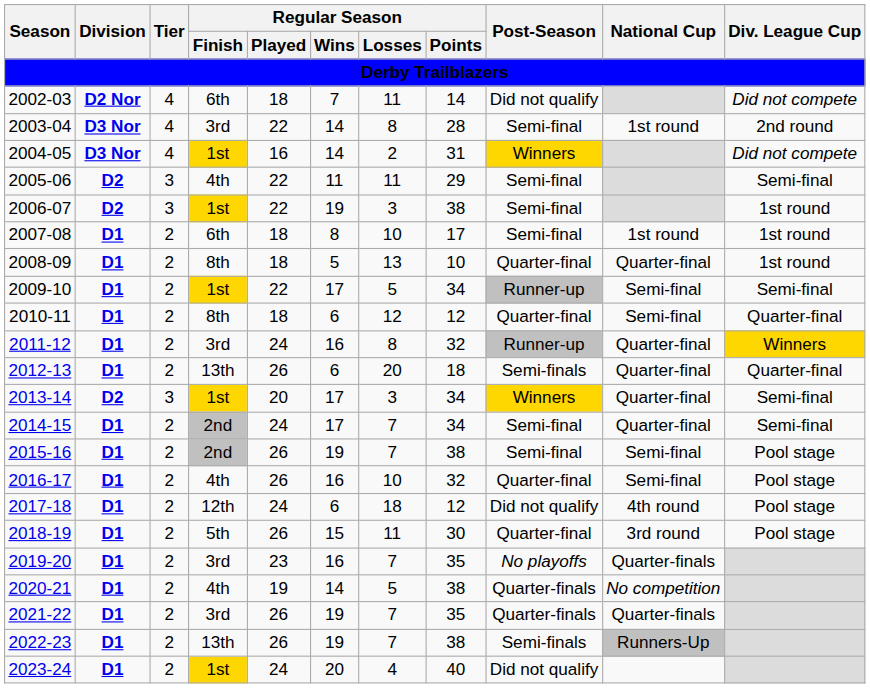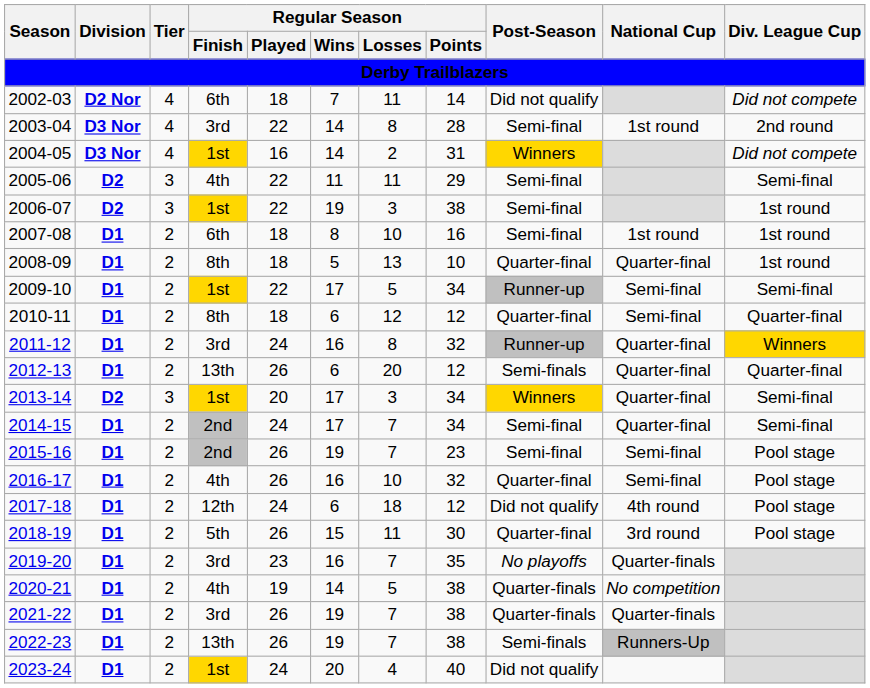(456, 235) 17 -> (456, 235) 16
(456, 371) 18 -> (456, 371) 12
(456, 452) 38 -> (456, 452) 23
(456, 615) 35 -> (456, 615) 38
